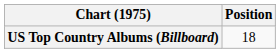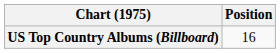(249, 37) 18 -> (249, 37) 16
